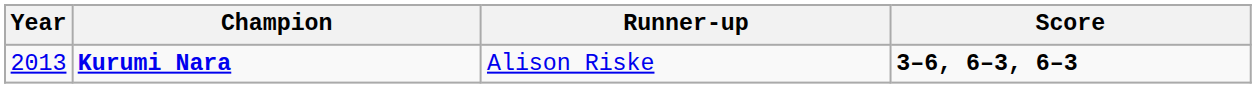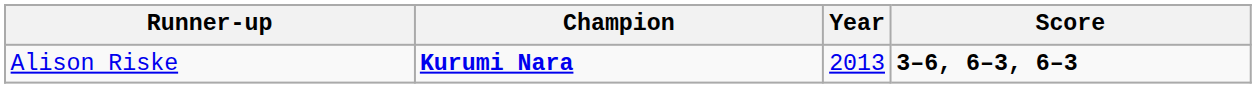columns swapped: (39, 24) <-> (686, 24)
